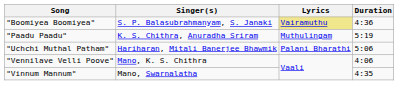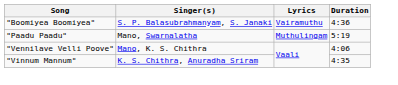(304, 23) khaki background -> (299, 23) no background
(188, 36) K. S. Chithra, Anuradha Sriram -> (157, 36) Mano, Swarnalatha
- row: (58, 49)
(157, 74) Mano, Swarnalatha -> (188, 61) K. S. Chithra, Anuradha Sriram
